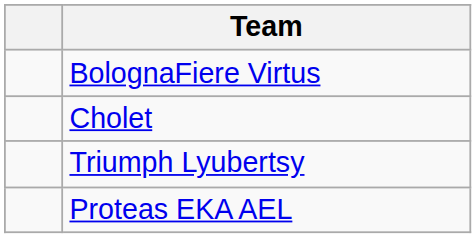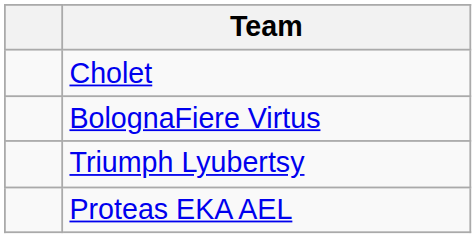rows swapped: (195, 72) <-> (111, 118)
